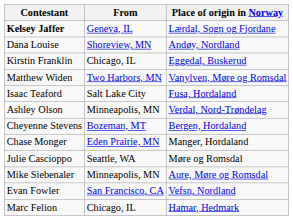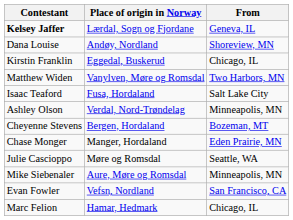columns swapped: (125, 12) <-> (227, 12)
